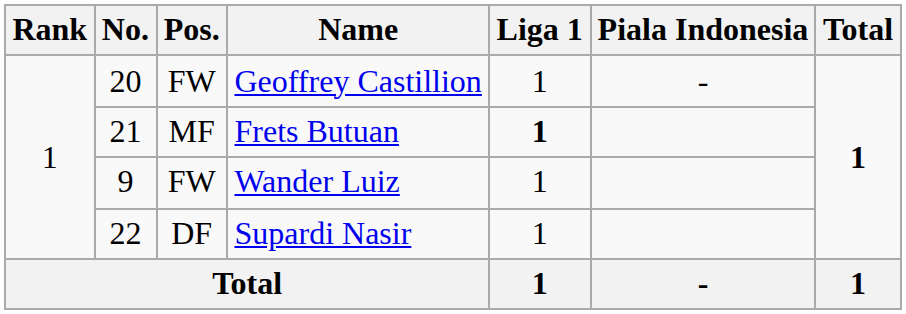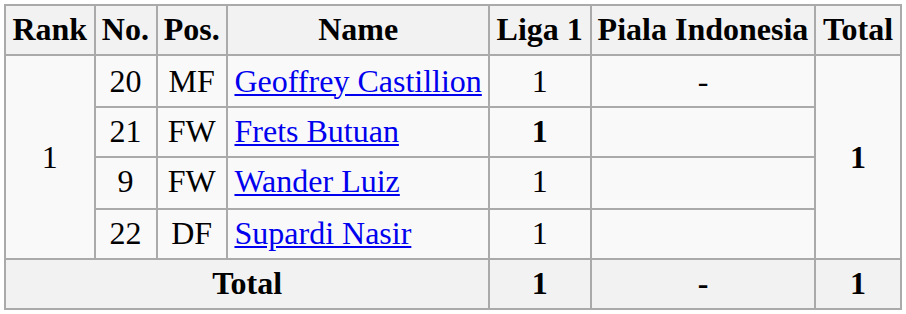(192, 80) FW -> (192, 80) MF
(192, 131) MF -> (192, 131) FW
